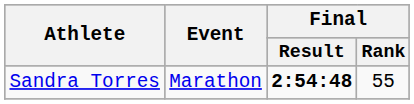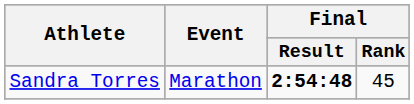(383, 82) 55 -> (383, 82) 45
